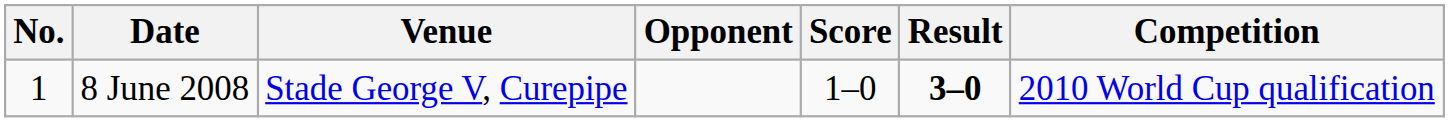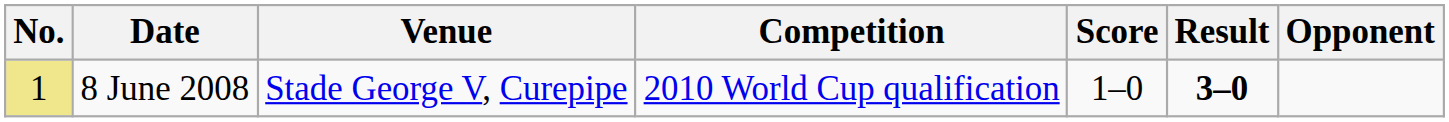columns swapped: (718, 32) <-> (1227, 32)
(39, 87) no background -> (39, 87) khaki background
